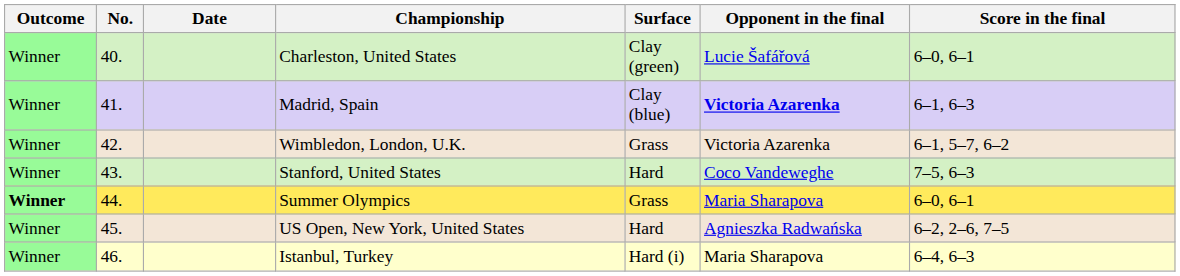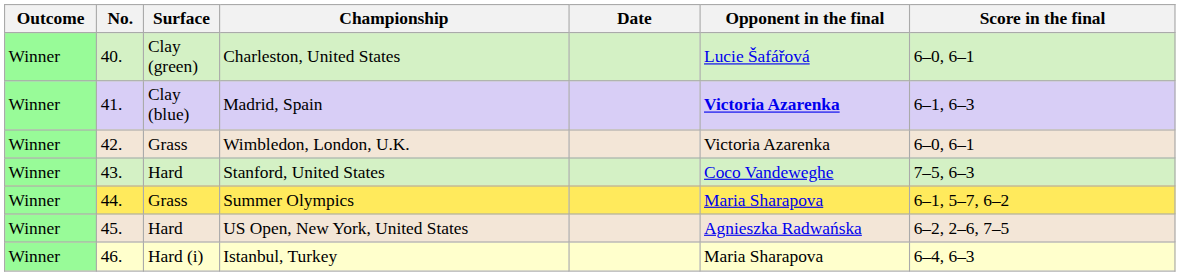columns swapped: (209, 18) <-> (662, 18)
(961, 143) 6–1, 5–7, 6–2 -> (944, 143) 6–0, 6–1
(37, 199) bold -> (34, 199) normal
(944, 199) 6–0, 6–1 -> (961, 199) 6–1, 5–7, 6–2
